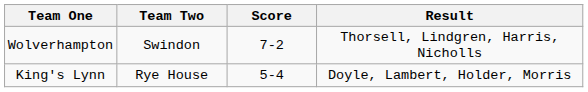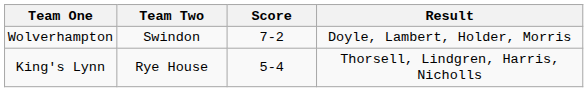(450, 45) Thorsell, Lindgren, Harris, Nicholls -> (450, 38) Doyle, Lambert, Holder, Morris
(450, 75) Doyle, Lambert, Holder, Morris -> (450, 67) Thorsell, Lindgren, Harris, Nicholls
